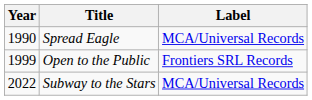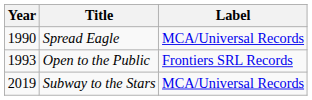(22, 60) 1999 -> (22, 60) 1993
(22, 83) 2022 -> (22, 83) 2019
